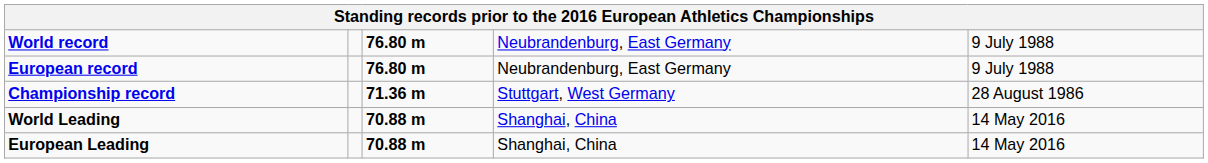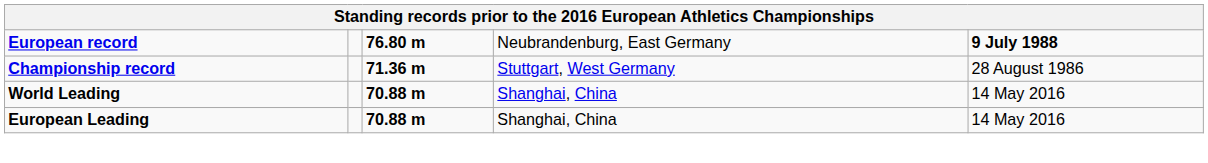- row: (58, 42)
(1013, 68) normal -> (1015, 42) bold
